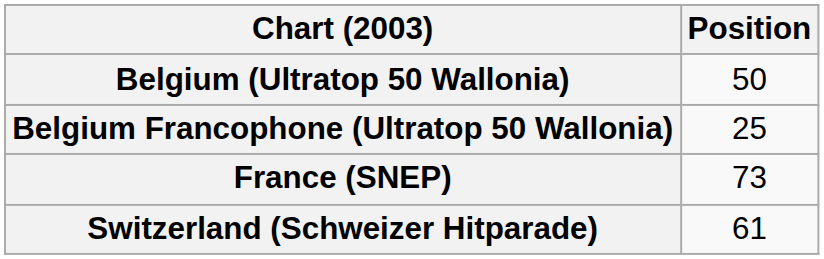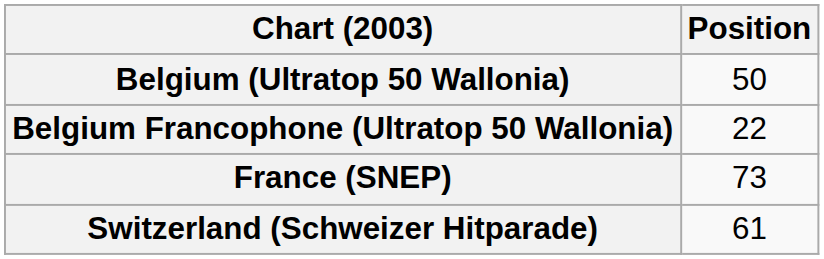(749, 128) 25 -> (749, 128) 22
